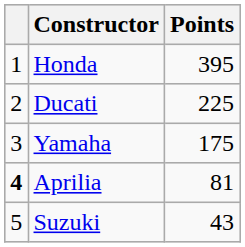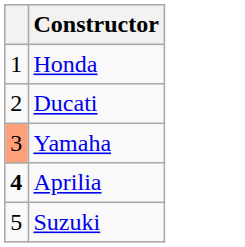- column: (202, 24)
(16, 143) no background -> (16, 143) lightsalmon background
